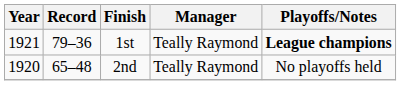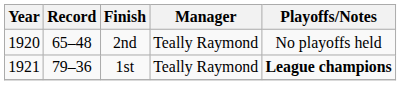rows swapped: (125, 67) <-> (125, 42)
